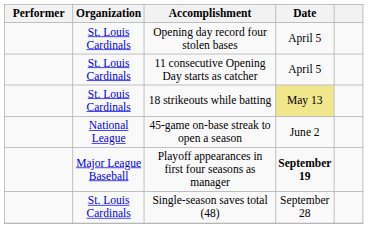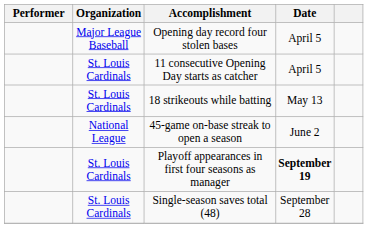(109, 38) St. Louis Cardinals -> (109, 38) Major League Baseball
(305, 100) khaki background -> (305, 100) no background
(109, 169) Major League Baseball -> (109, 169) St. Louis Cardinals
